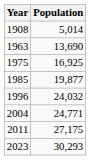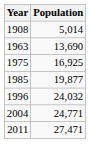(68, 130) 27,175 -> (68, 130) 27,471
- row: (18, 146)
